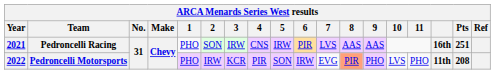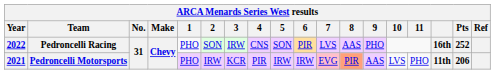(16, 45) 2021 -> (16, 45) 2022
(282, 45) IRW -> (282, 45) SON
(375, 45) AAS -> (375, 45) PHO
(462, 45) 251 -> (462, 45) 252
(16, 61) 2022 -> (16, 61) 2021
(282, 61) SON -> (282, 61) IRW
(328, 61) no background -> (328, 61) pink background
(375, 61) PHO -> (375, 61) AAS
(462, 61) 208 -> (462, 61) 206
